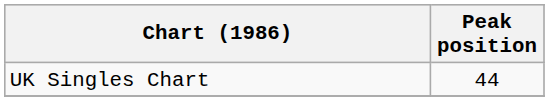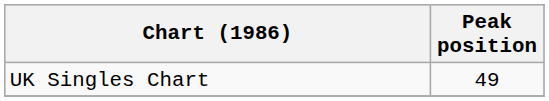(487, 80) 44 -> (487, 80) 49
